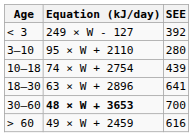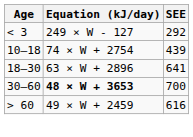(176, 32) 392 -> (176, 32) 292
- row: (21, 50)
